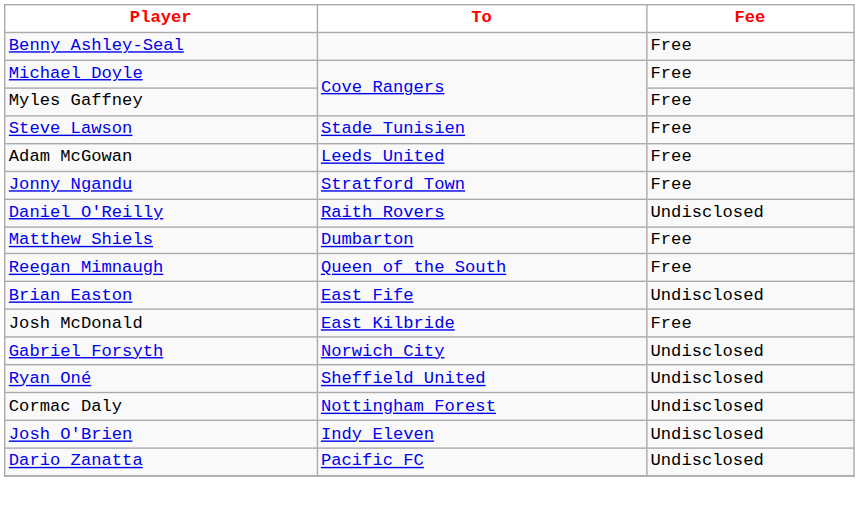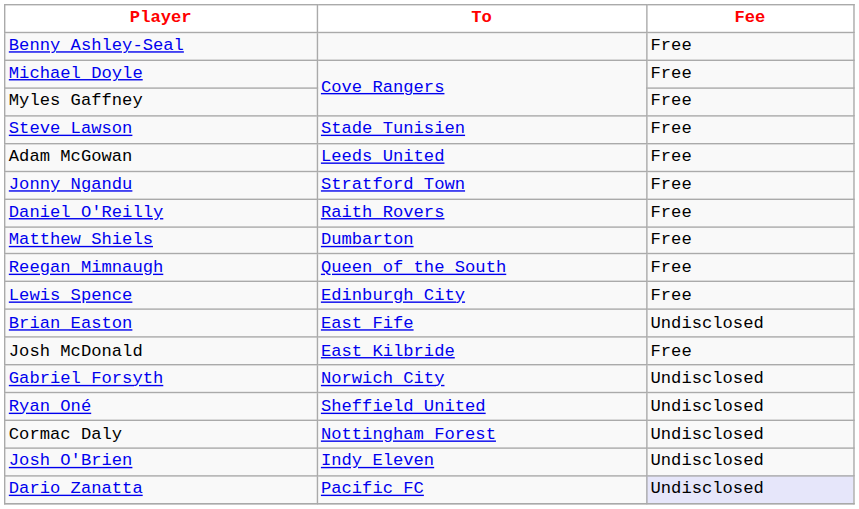(707, 213) Undisclosed -> (671, 213) Free
+ row: (71, 296)
(707, 462) no background -> (707, 490) lavender background
